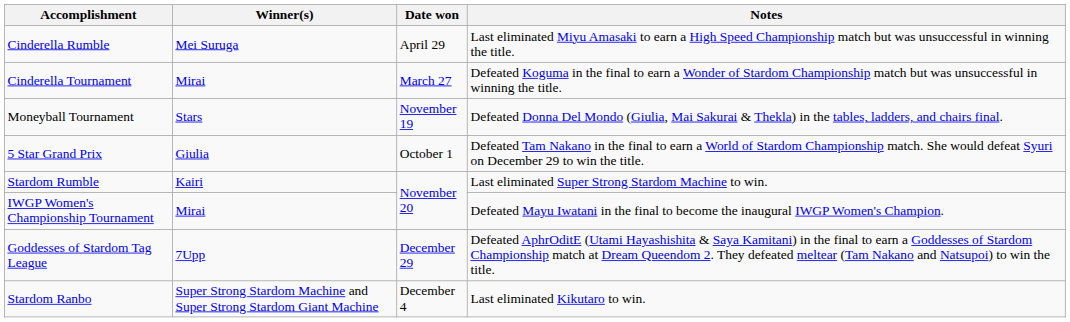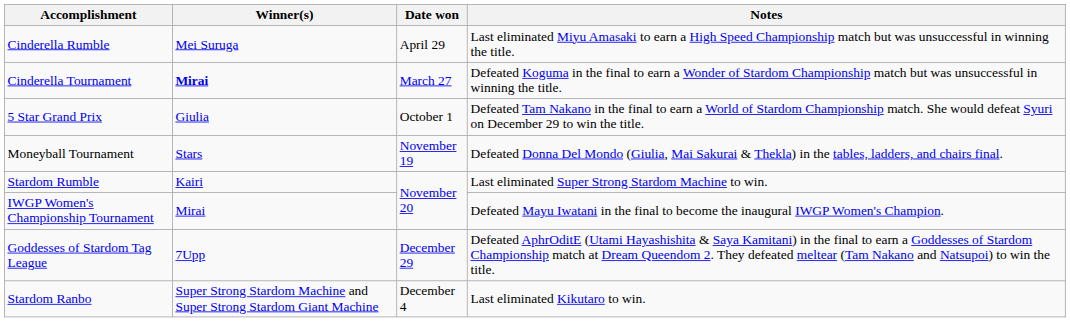(190, 80) normal -> (192, 80) bold
rows swapped: (55, 153) <-> (71, 116)
